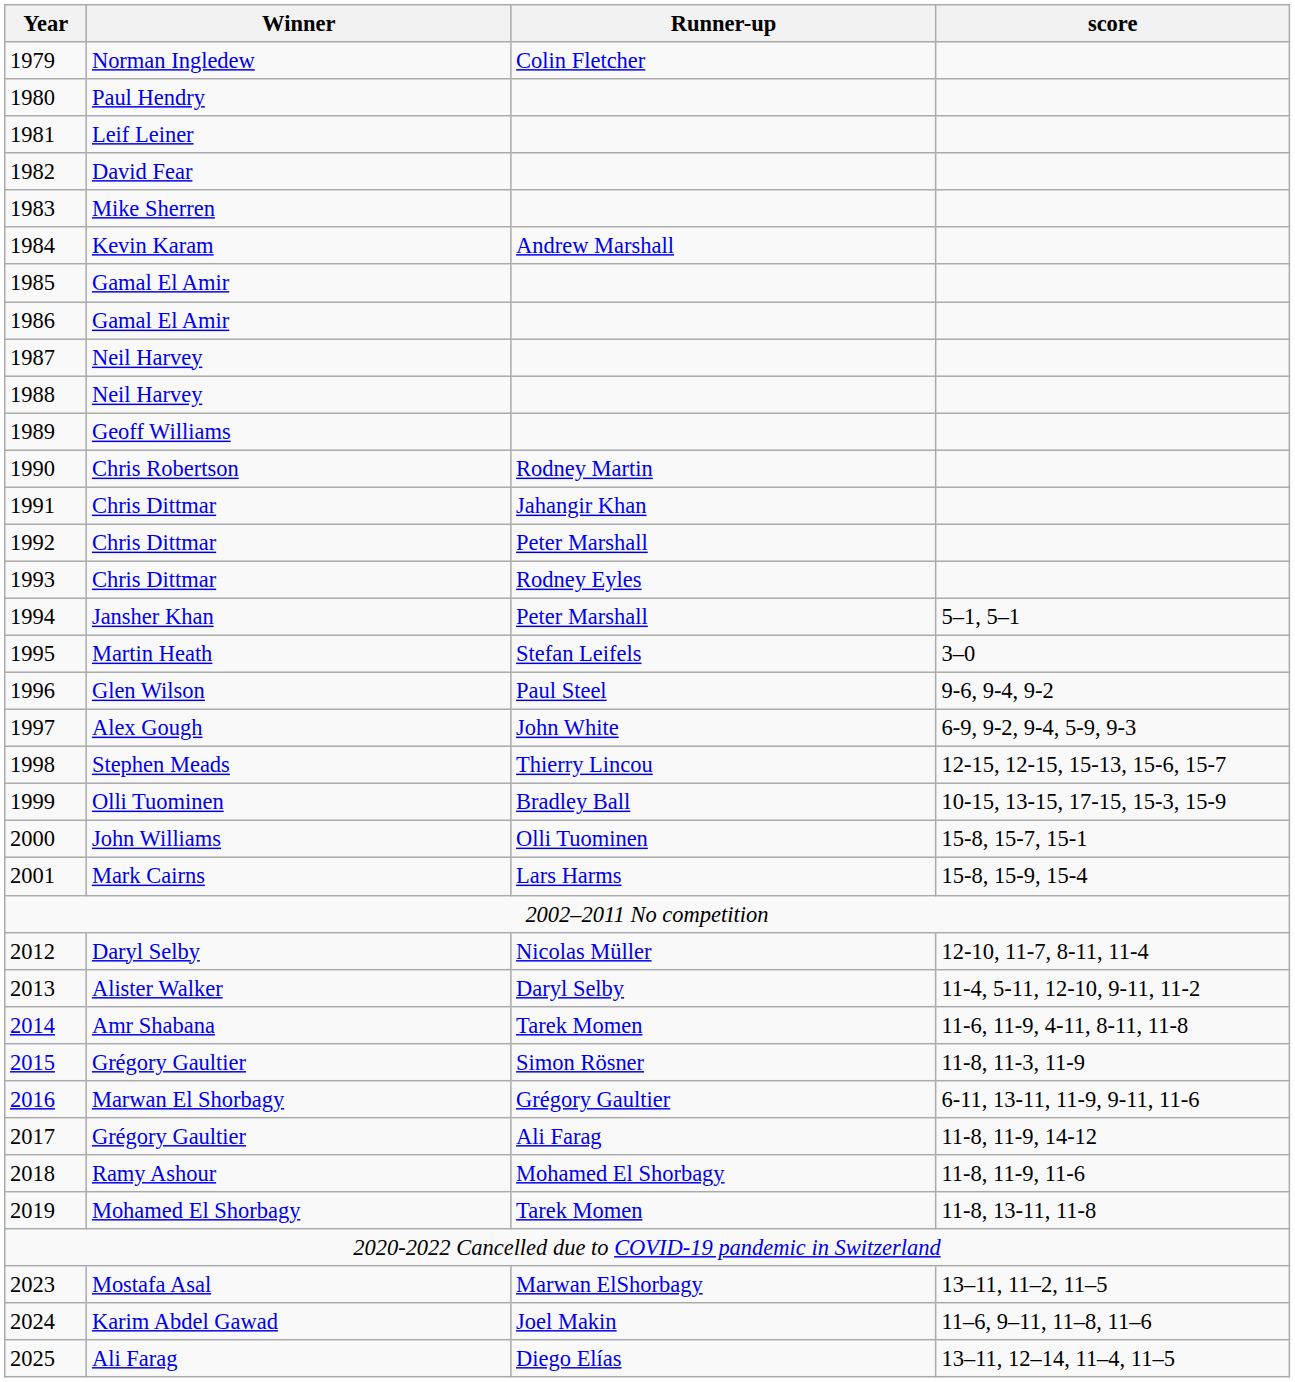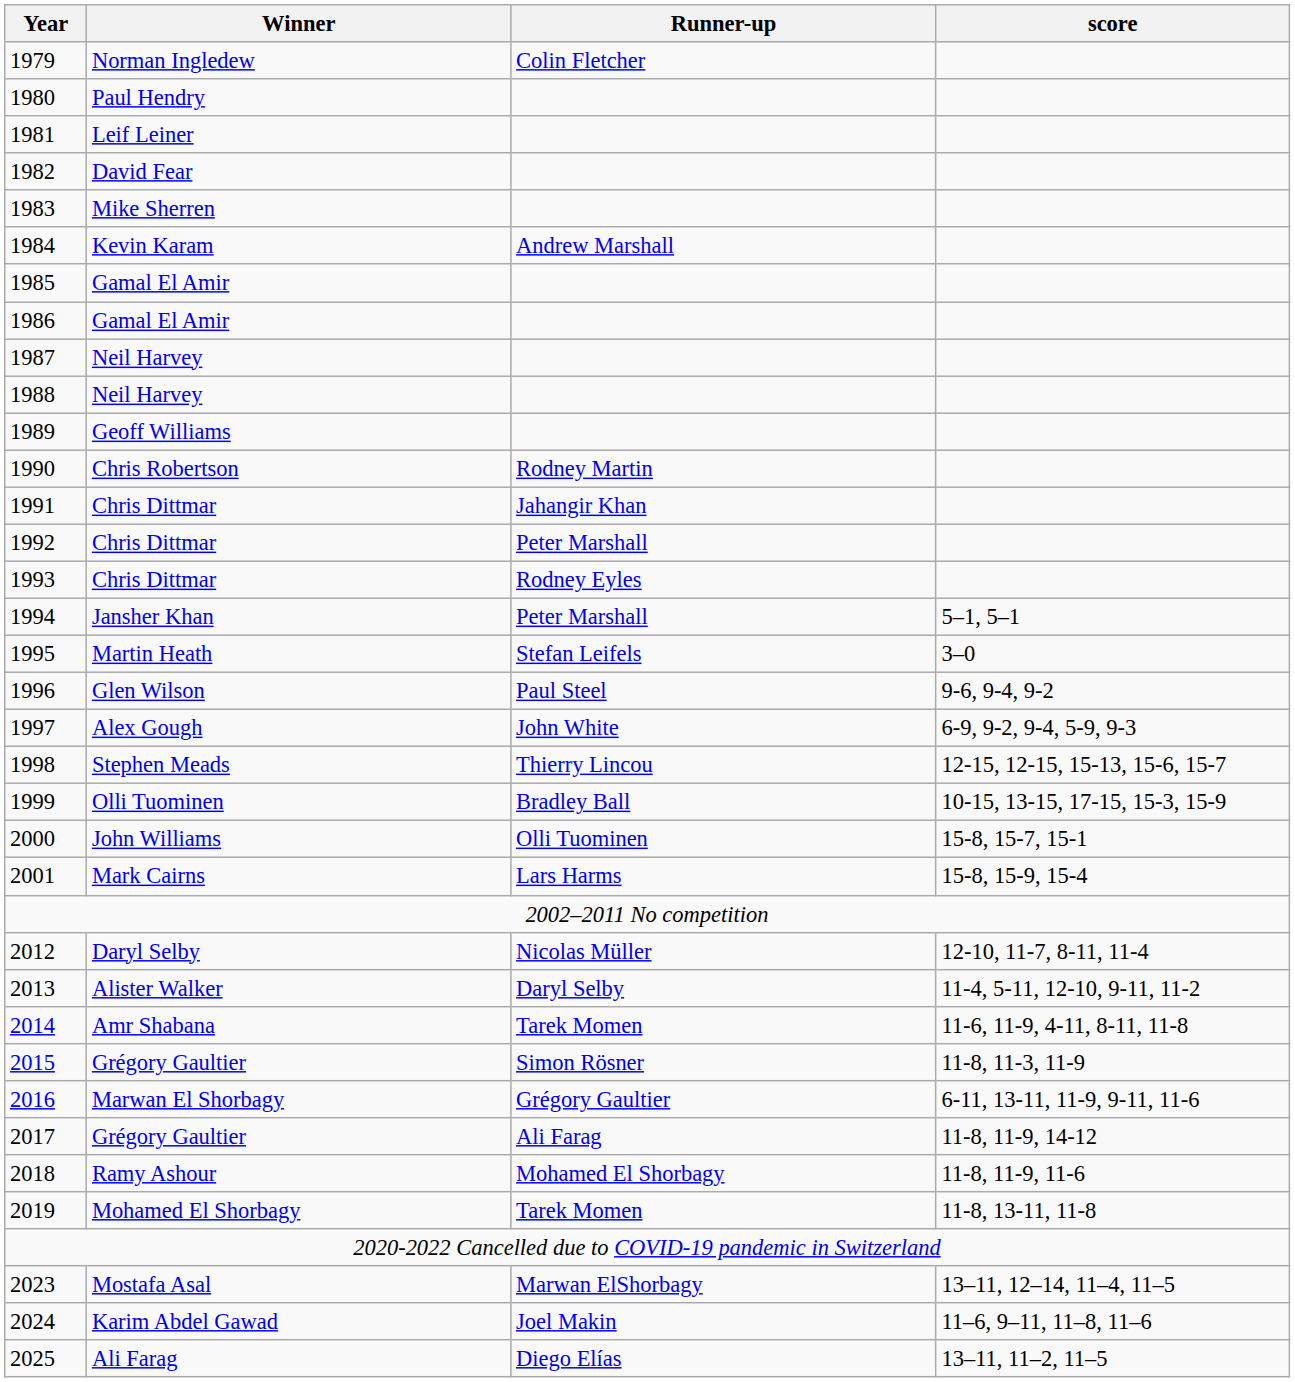(1024, 1284) 13–11, 11–2, 11–5 -> (1058, 1284) 13–11, 12–14, 11–4, 11–5
(1058, 1358) 13–11, 12–14, 11–4, 11–5 -> (1024, 1358) 13–11, 11–2, 11–5
